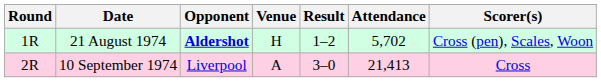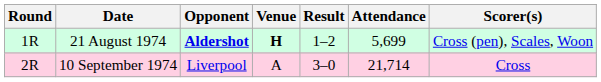(276, 40) normal -> (276, 40) bold
(389, 40) 5,702 -> (389, 40) 5,699
(389, 64) 21,413 -> (389, 64) 21,714
